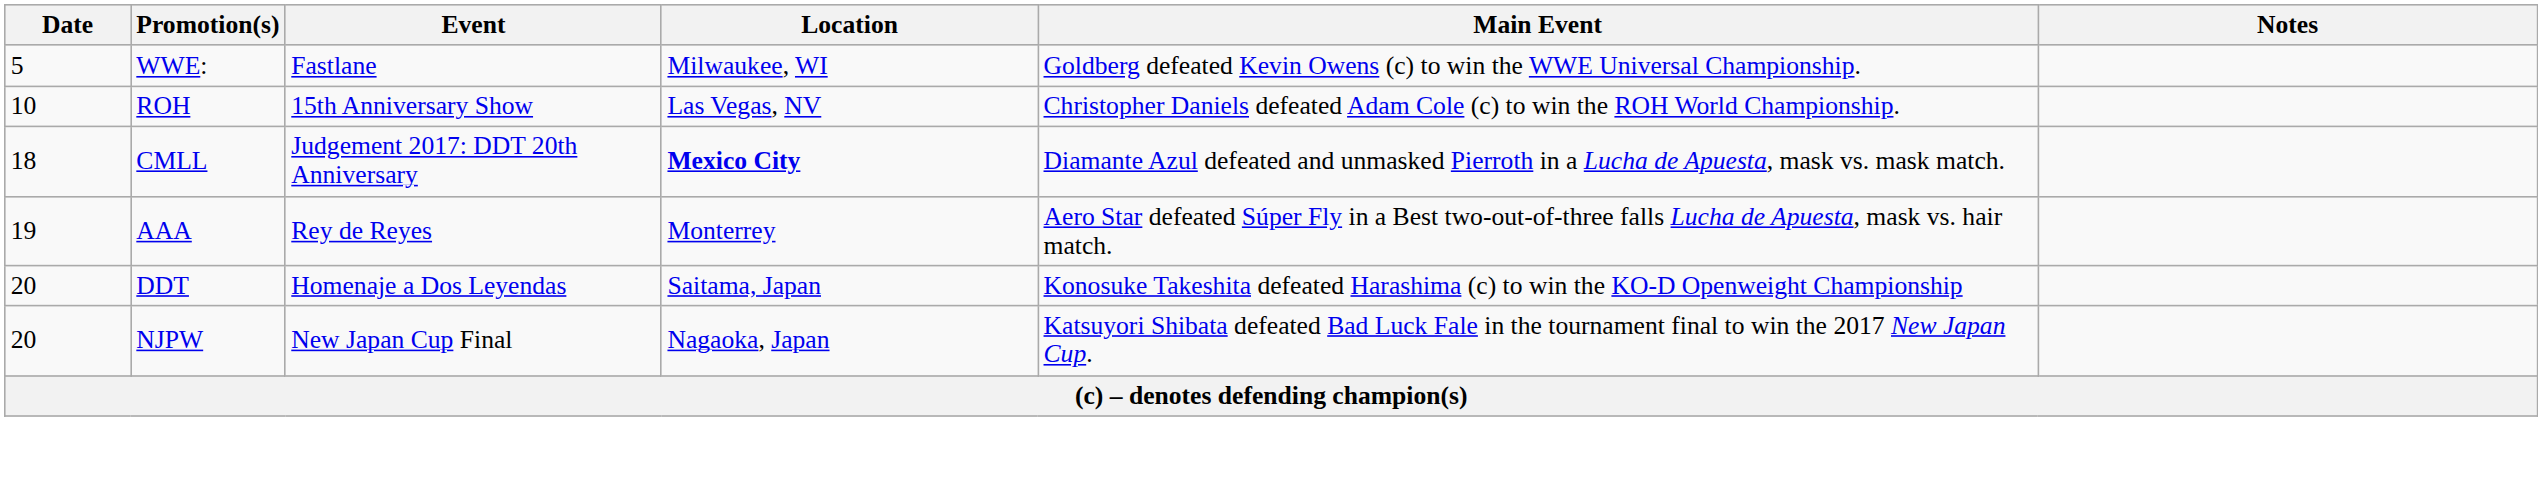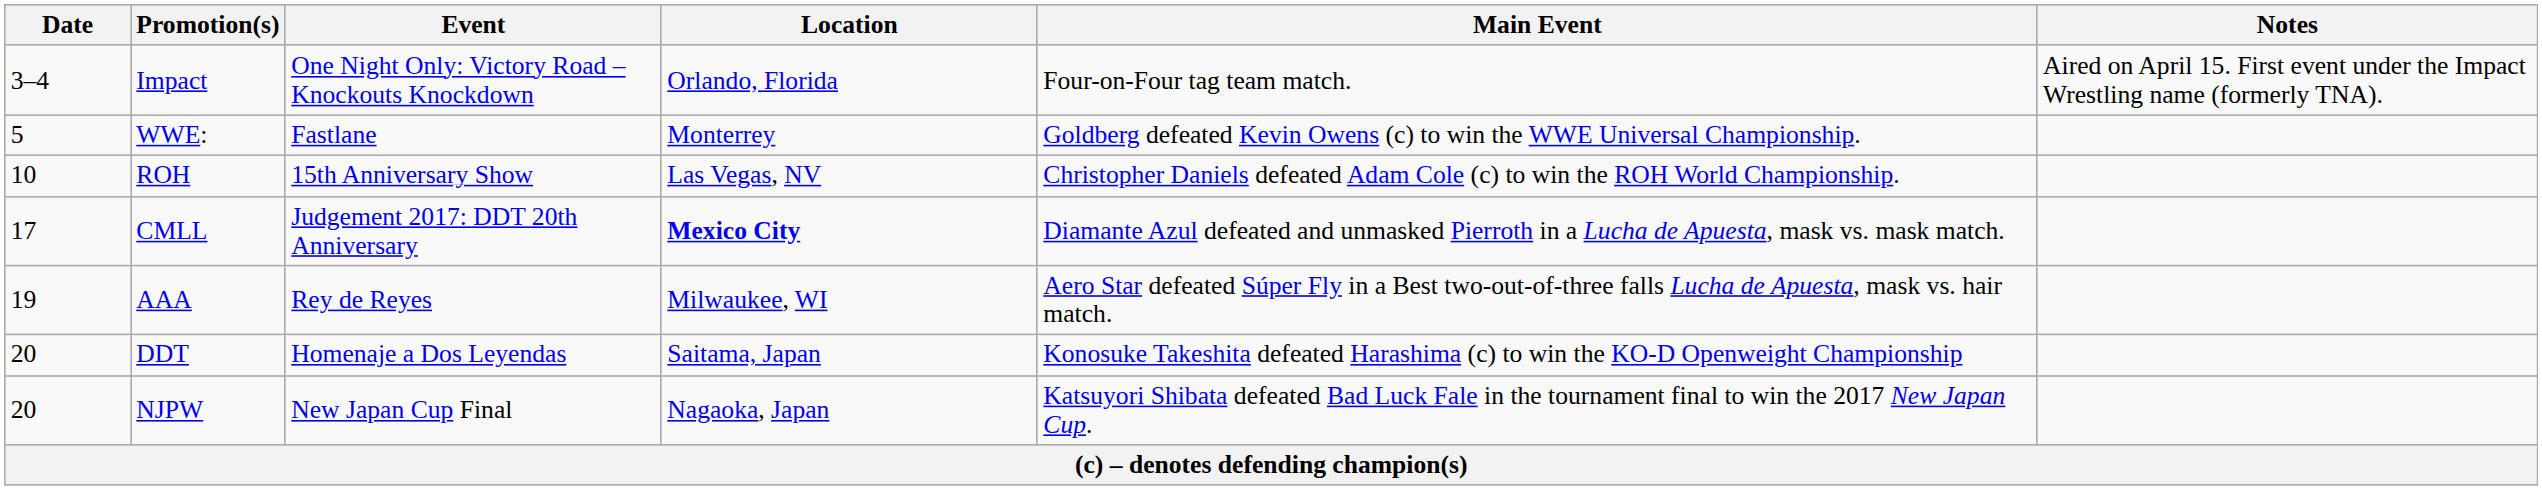+ row: (172, 79)
(748, 65) Milwaukee, WI -> (721, 134) Monterrey
(24, 161) 18 -> (24, 230) 17
(721, 230) Monterrey -> (747, 299) Milwaukee, WI
